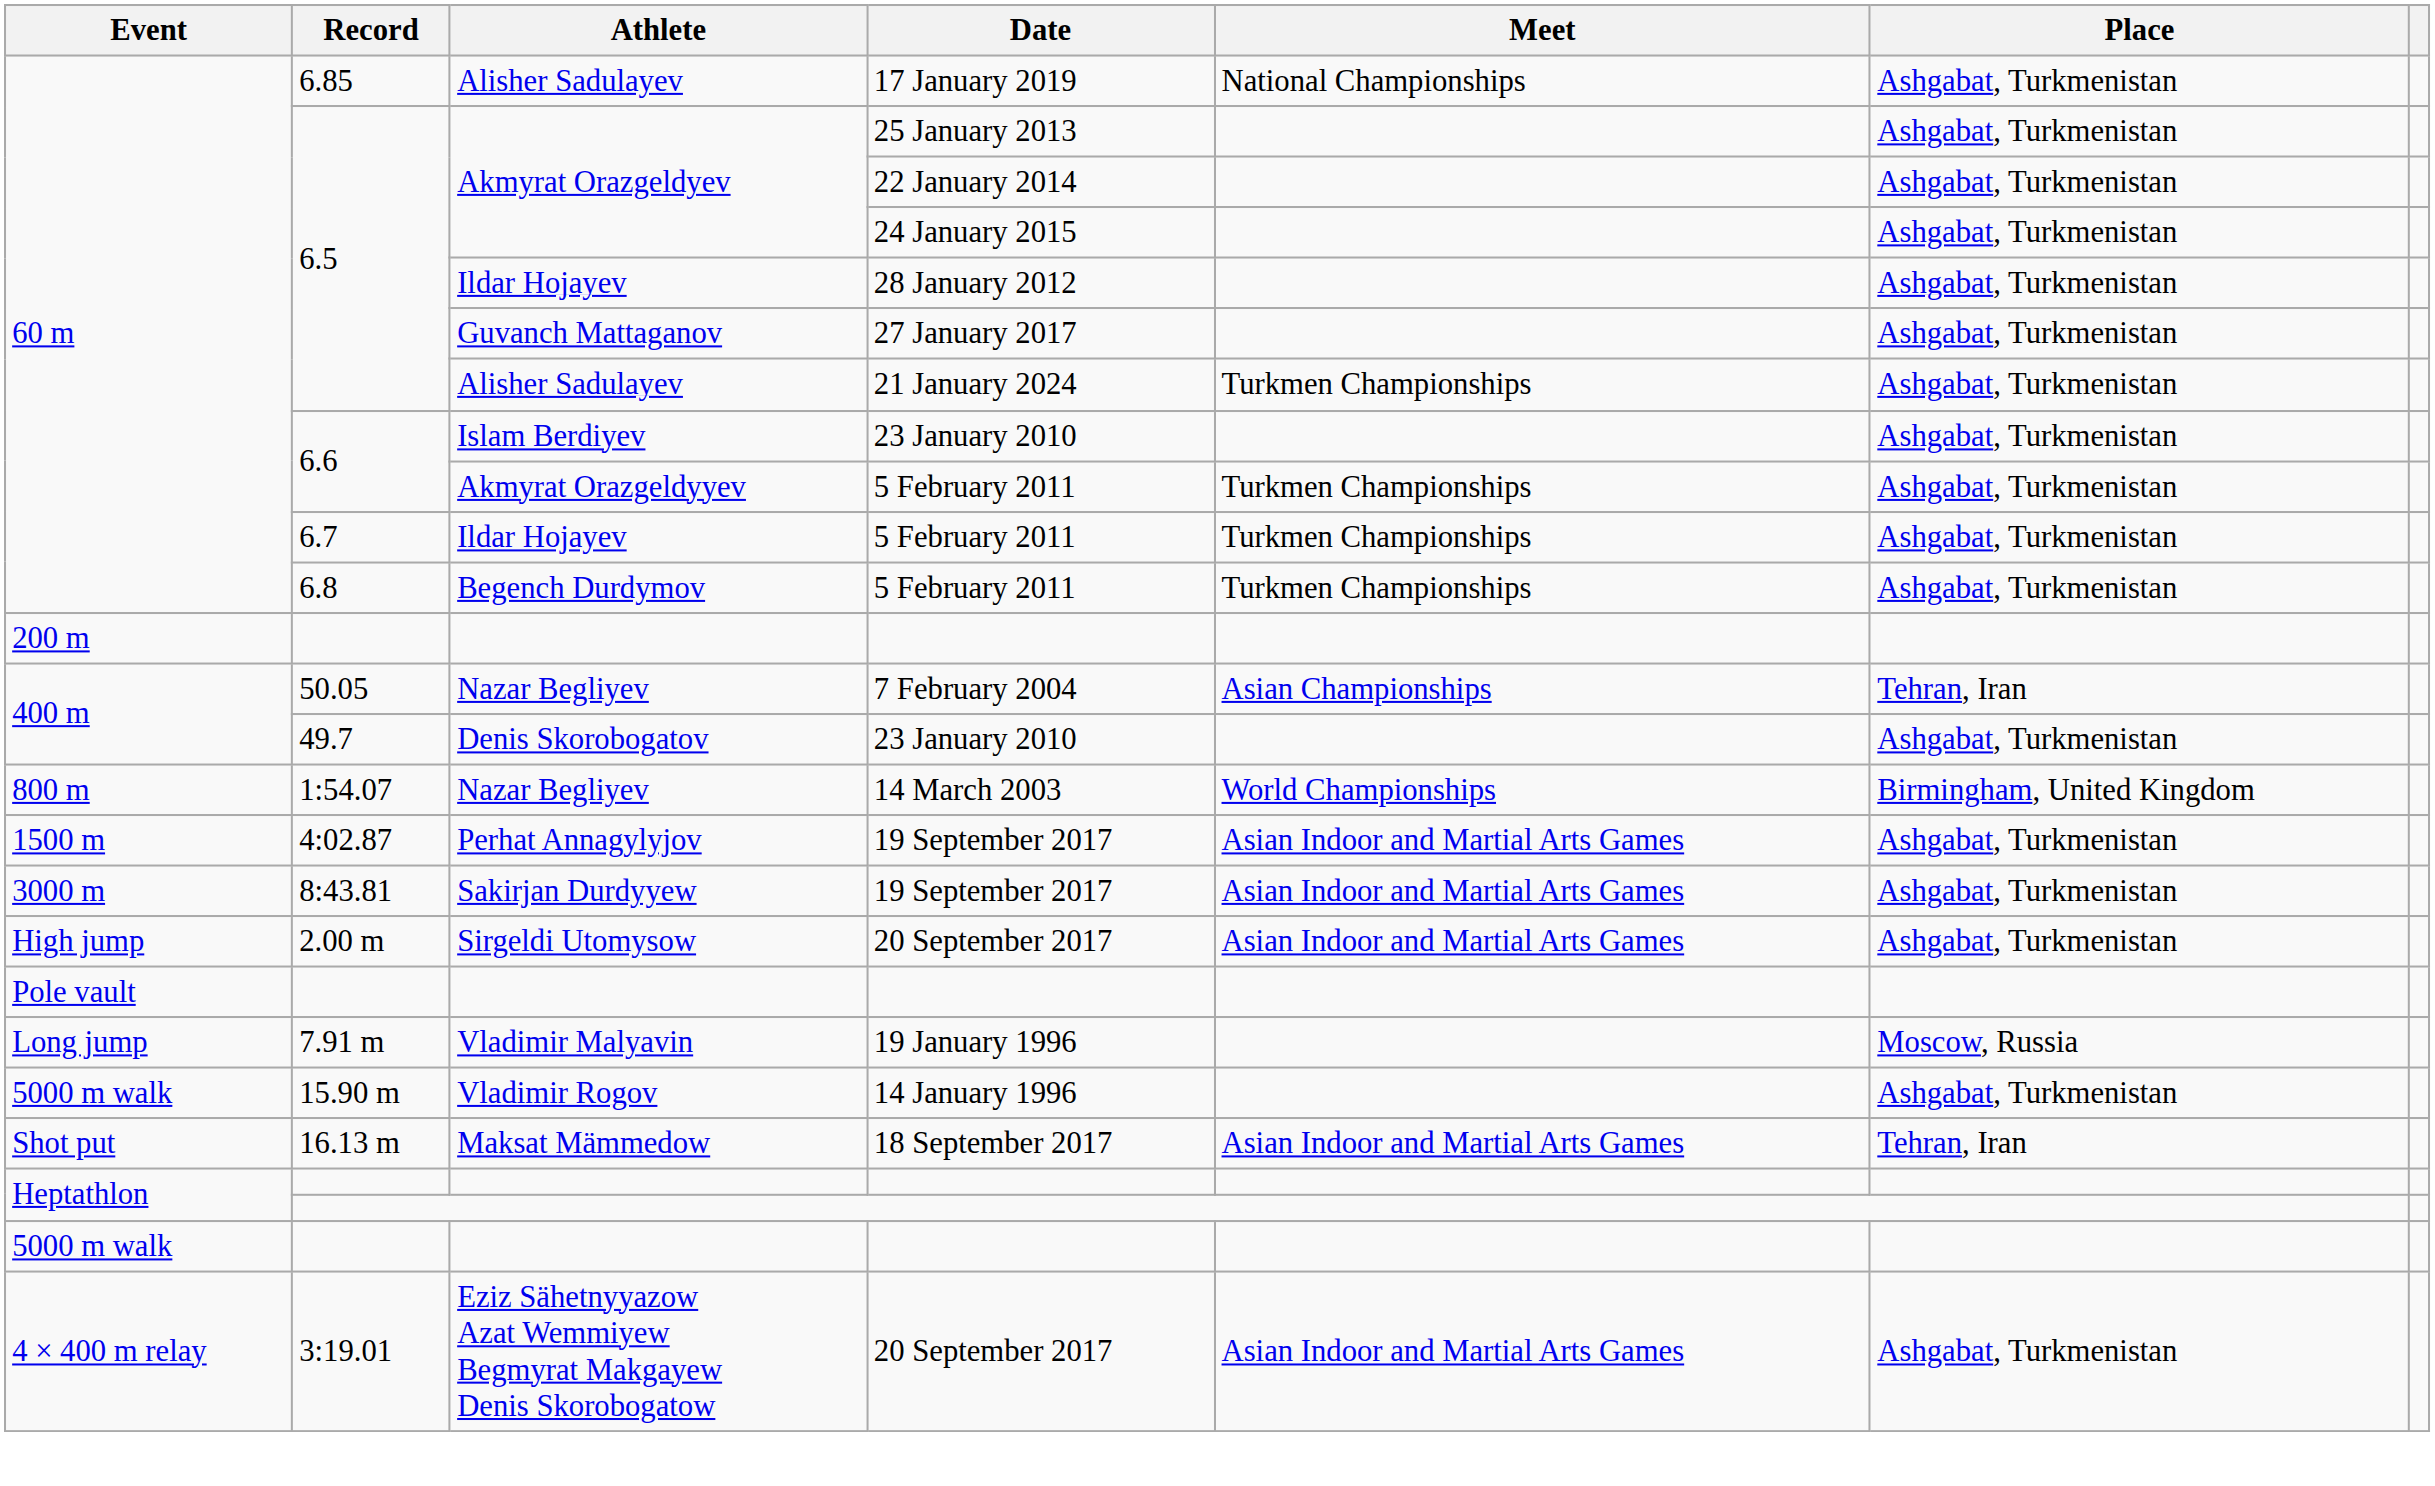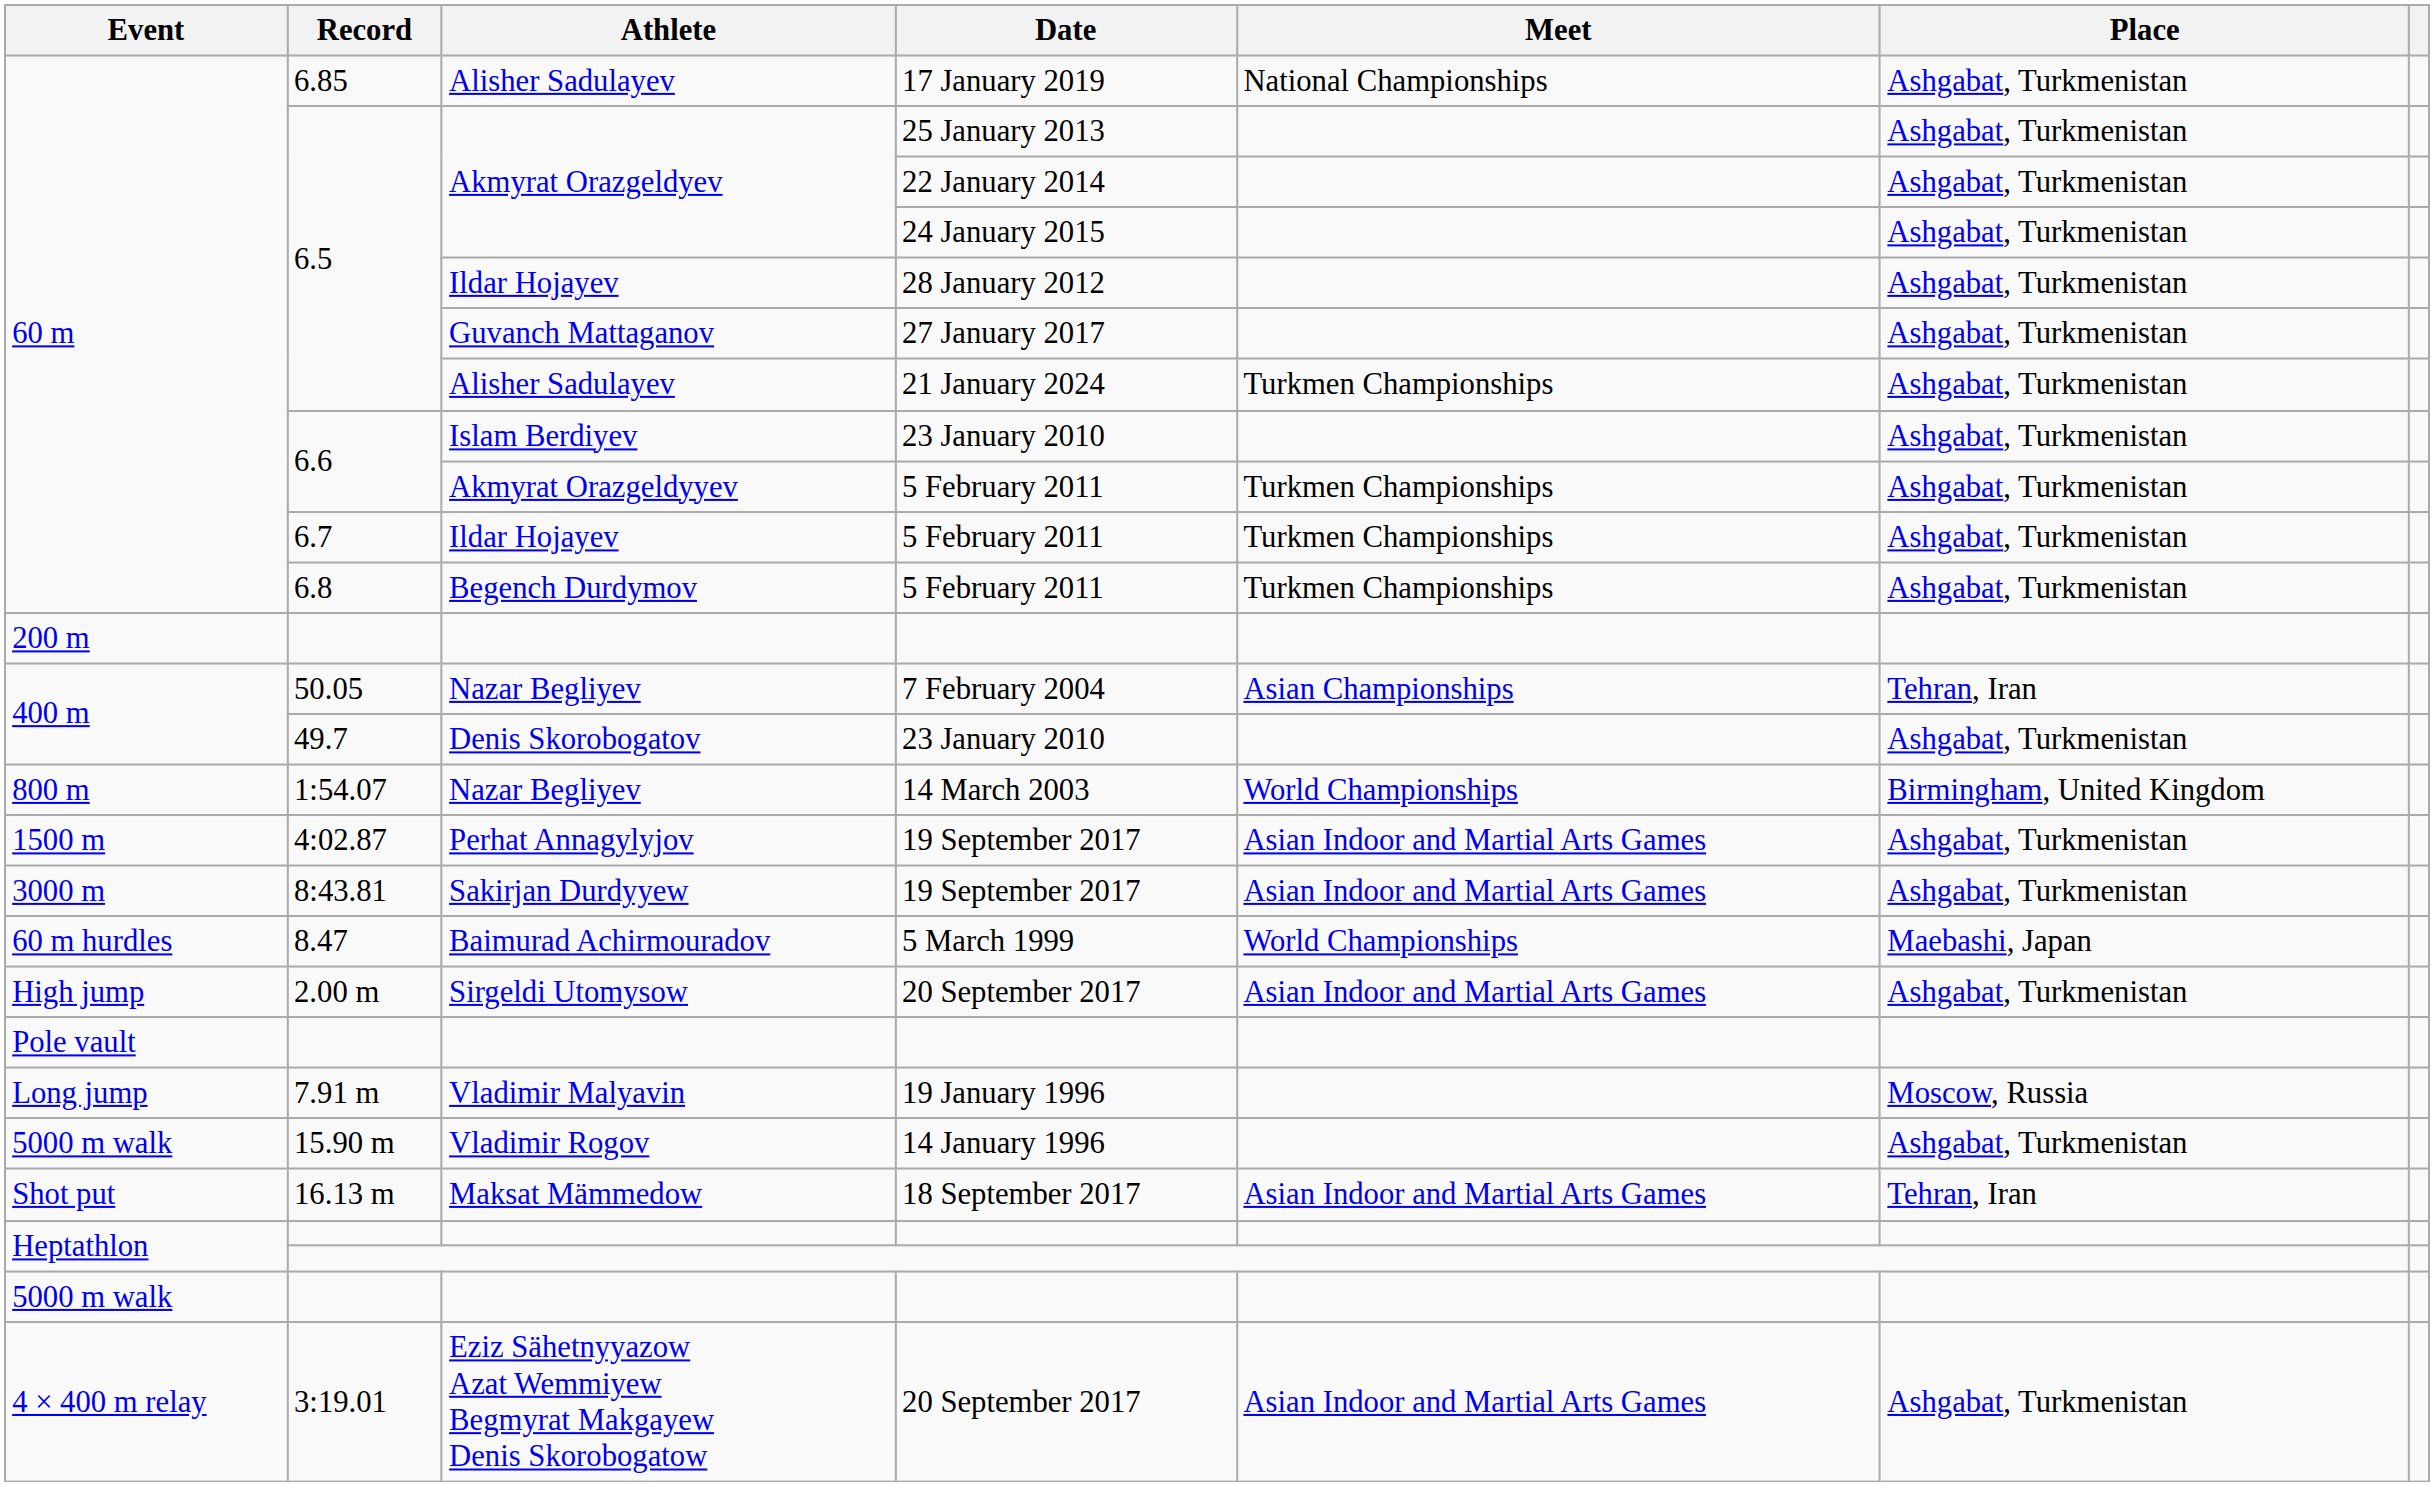+ row: (610, 941)
